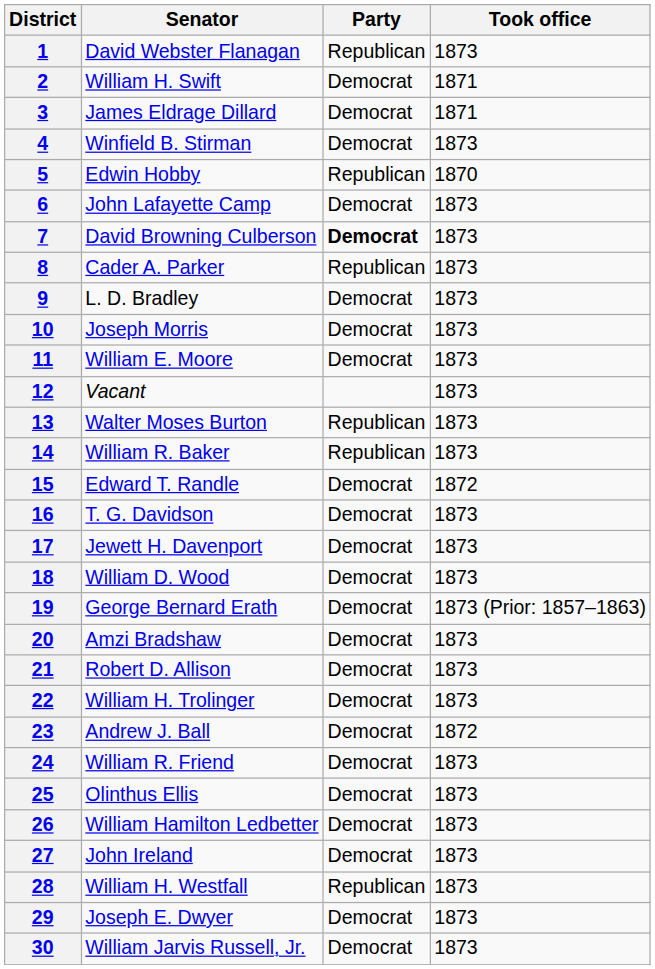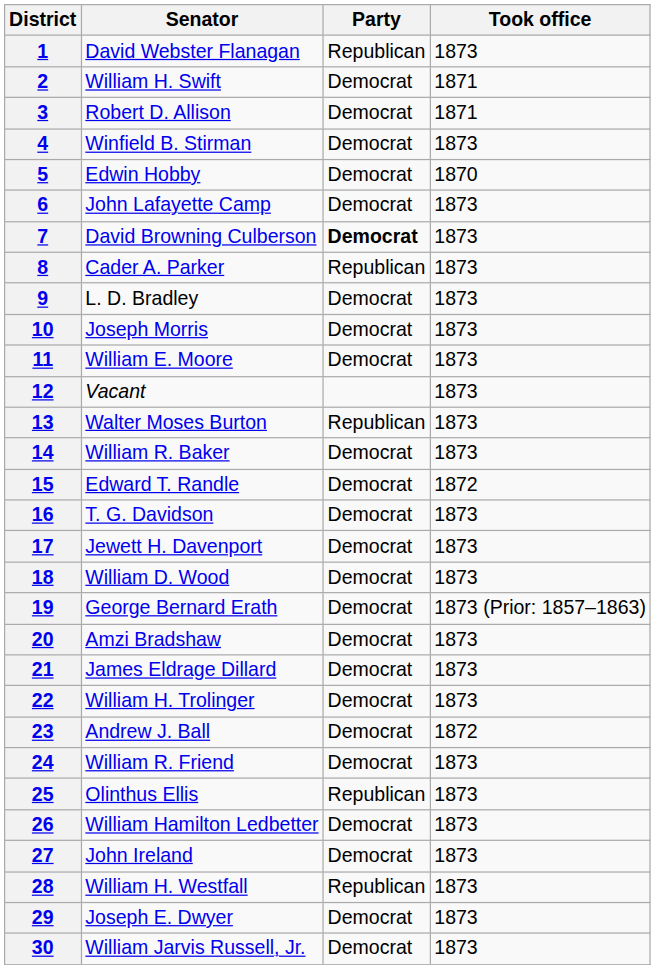(181, 112) James Eldrage Dillard -> (158, 112) Robert D. Allison
(376, 174) Republican -> (370, 174) Democrat
(376, 453) Republican -> (370, 453) Democrat
(158, 670) Robert D. Allison -> (181, 670) James Eldrage Dillard
(370, 793) Democrat -> (376, 793) Republican
